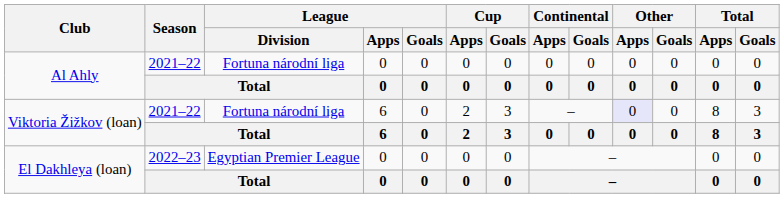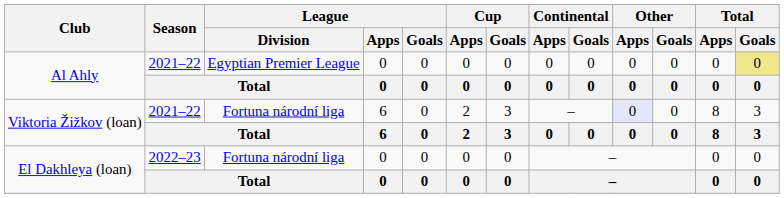(284, 63) Fortuna národní liga -> (284, 63) Egyptian Premier League
(757, 63) no background -> (757, 63) khaki background
(284, 157) Egyptian Premier League -> (284, 157) Fortuna národní liga
